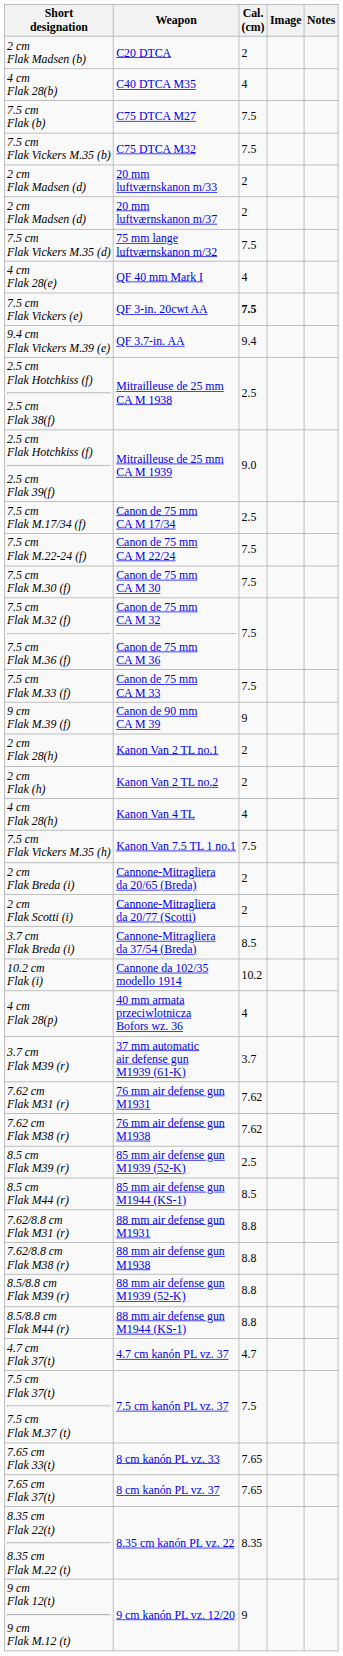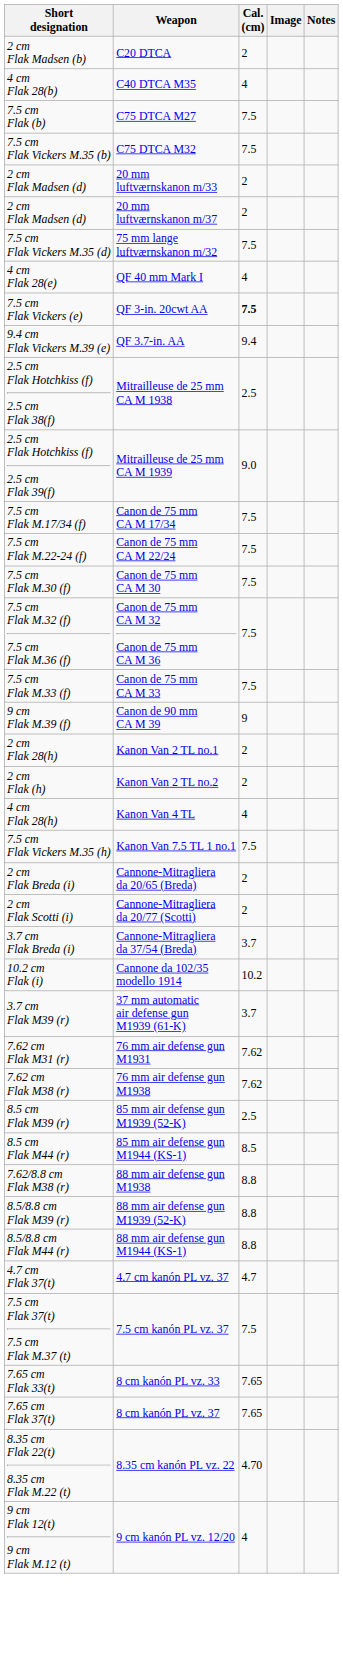(249, 517) 2.5 -> (249, 517) 7.5
(249, 942) 8.5 -> (249, 942) 3.7
- row: (154, 1013)
- row: (170, 1226)
(252, 1543) 8.35 -> (252, 1465) 4.70
(244, 1615) 9 -> (244, 1537) 4
